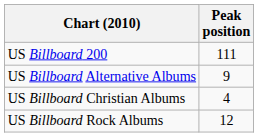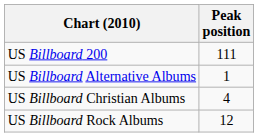(226, 76) 9 -> (226, 76) 1
